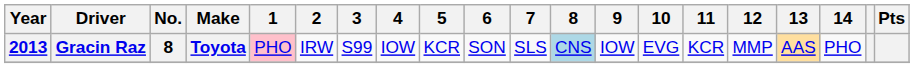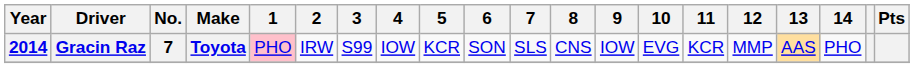(28, 47) 2013 -> (28, 47) 2014
(168, 47) 8 -> (168, 47) 7
(573, 47) lightblue background -> (573, 47) no background
